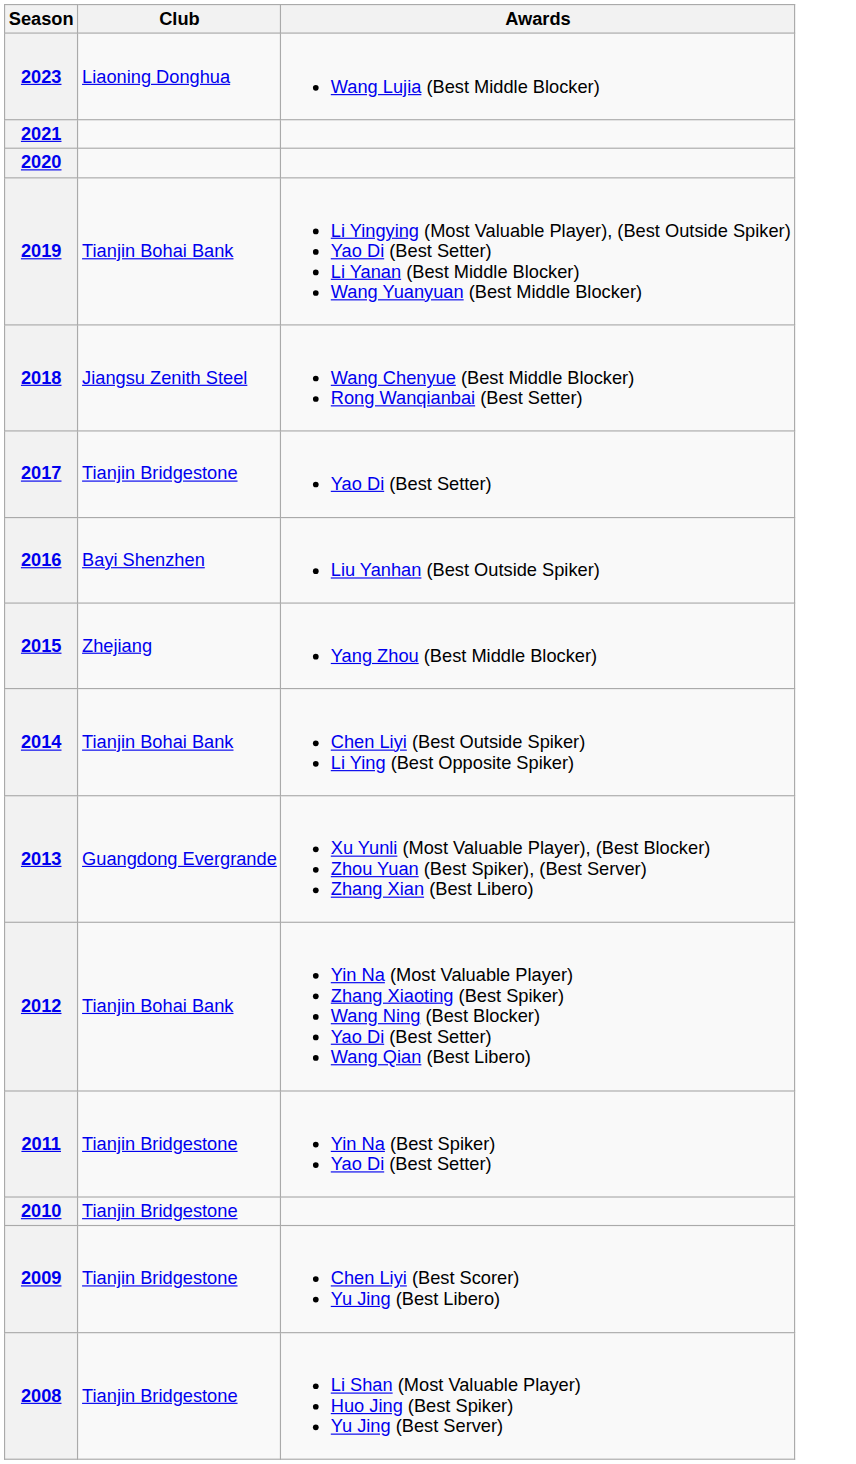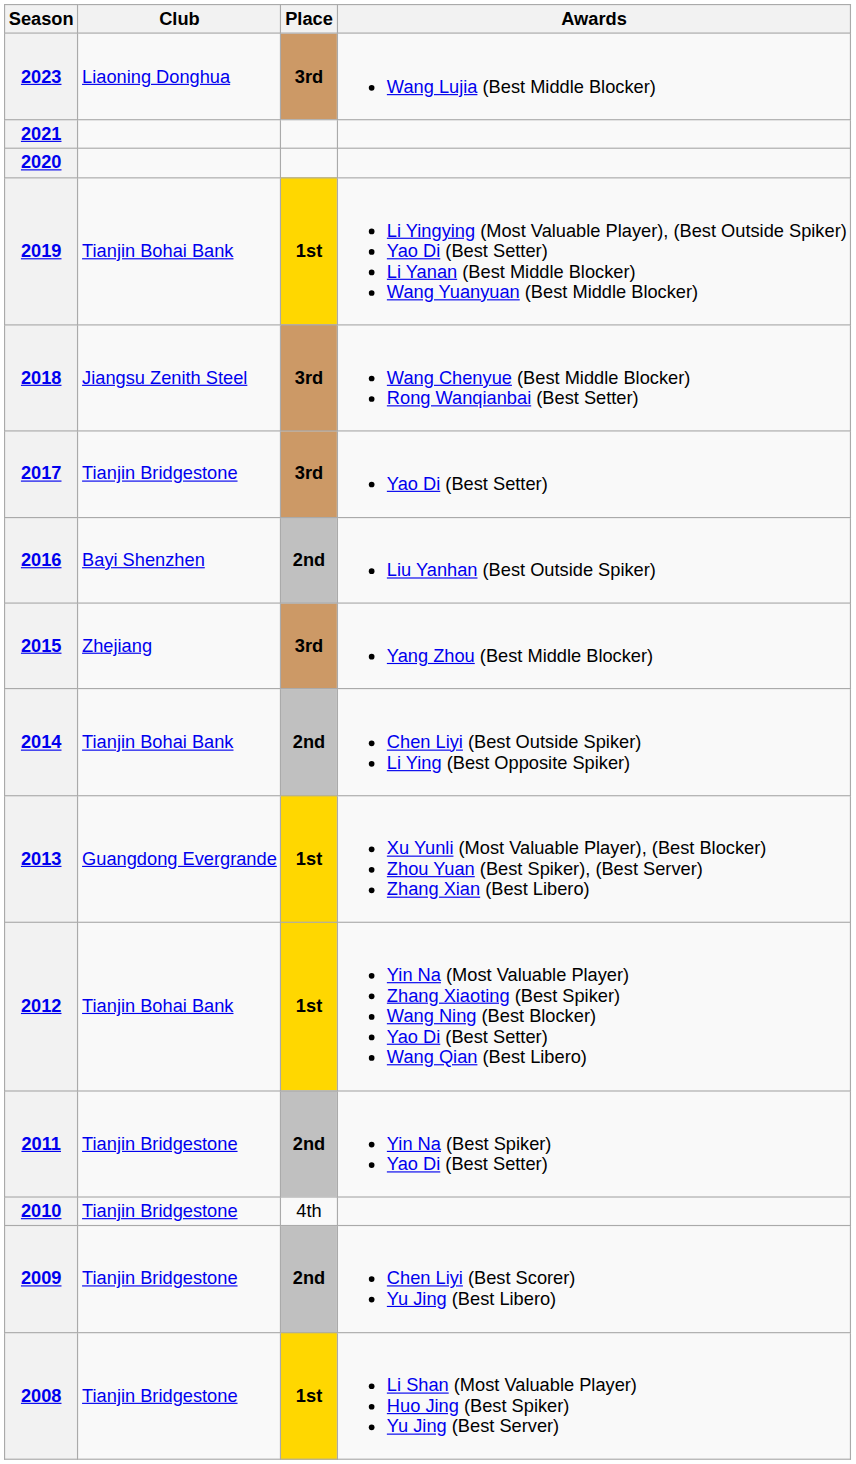+ column: (309, 18)
